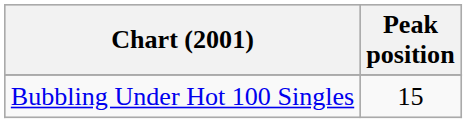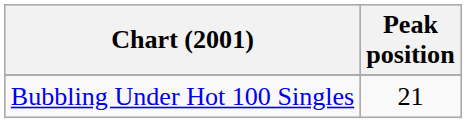(410, 95) 15 -> (410, 95) 21
